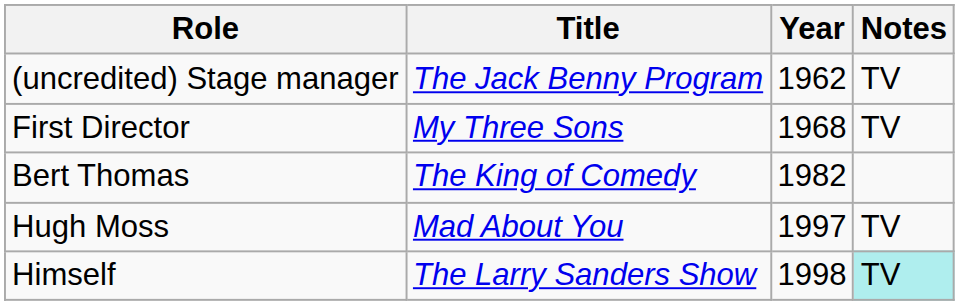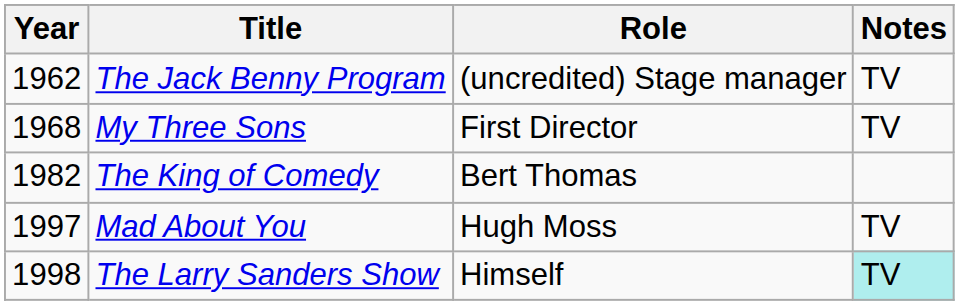columns swapped: (812, 29) <-> (205, 29)
